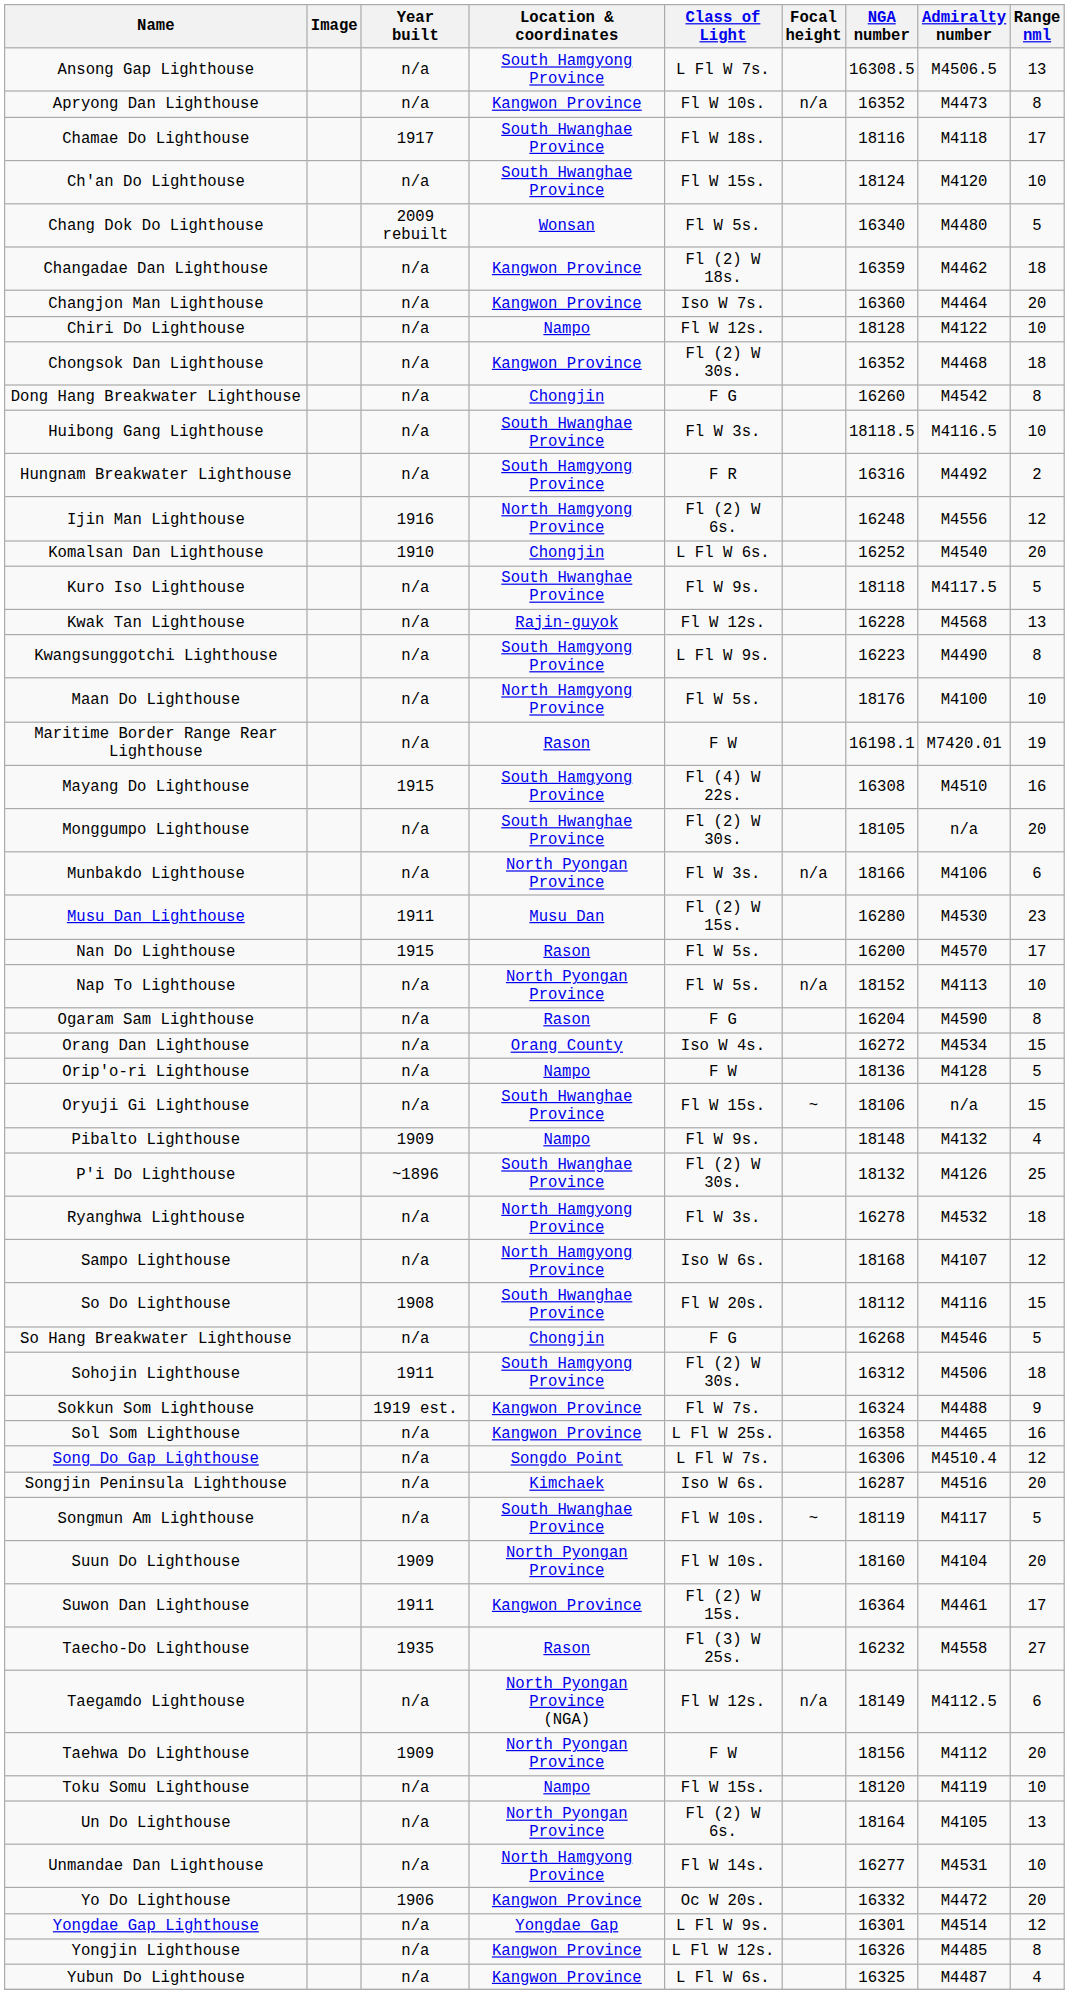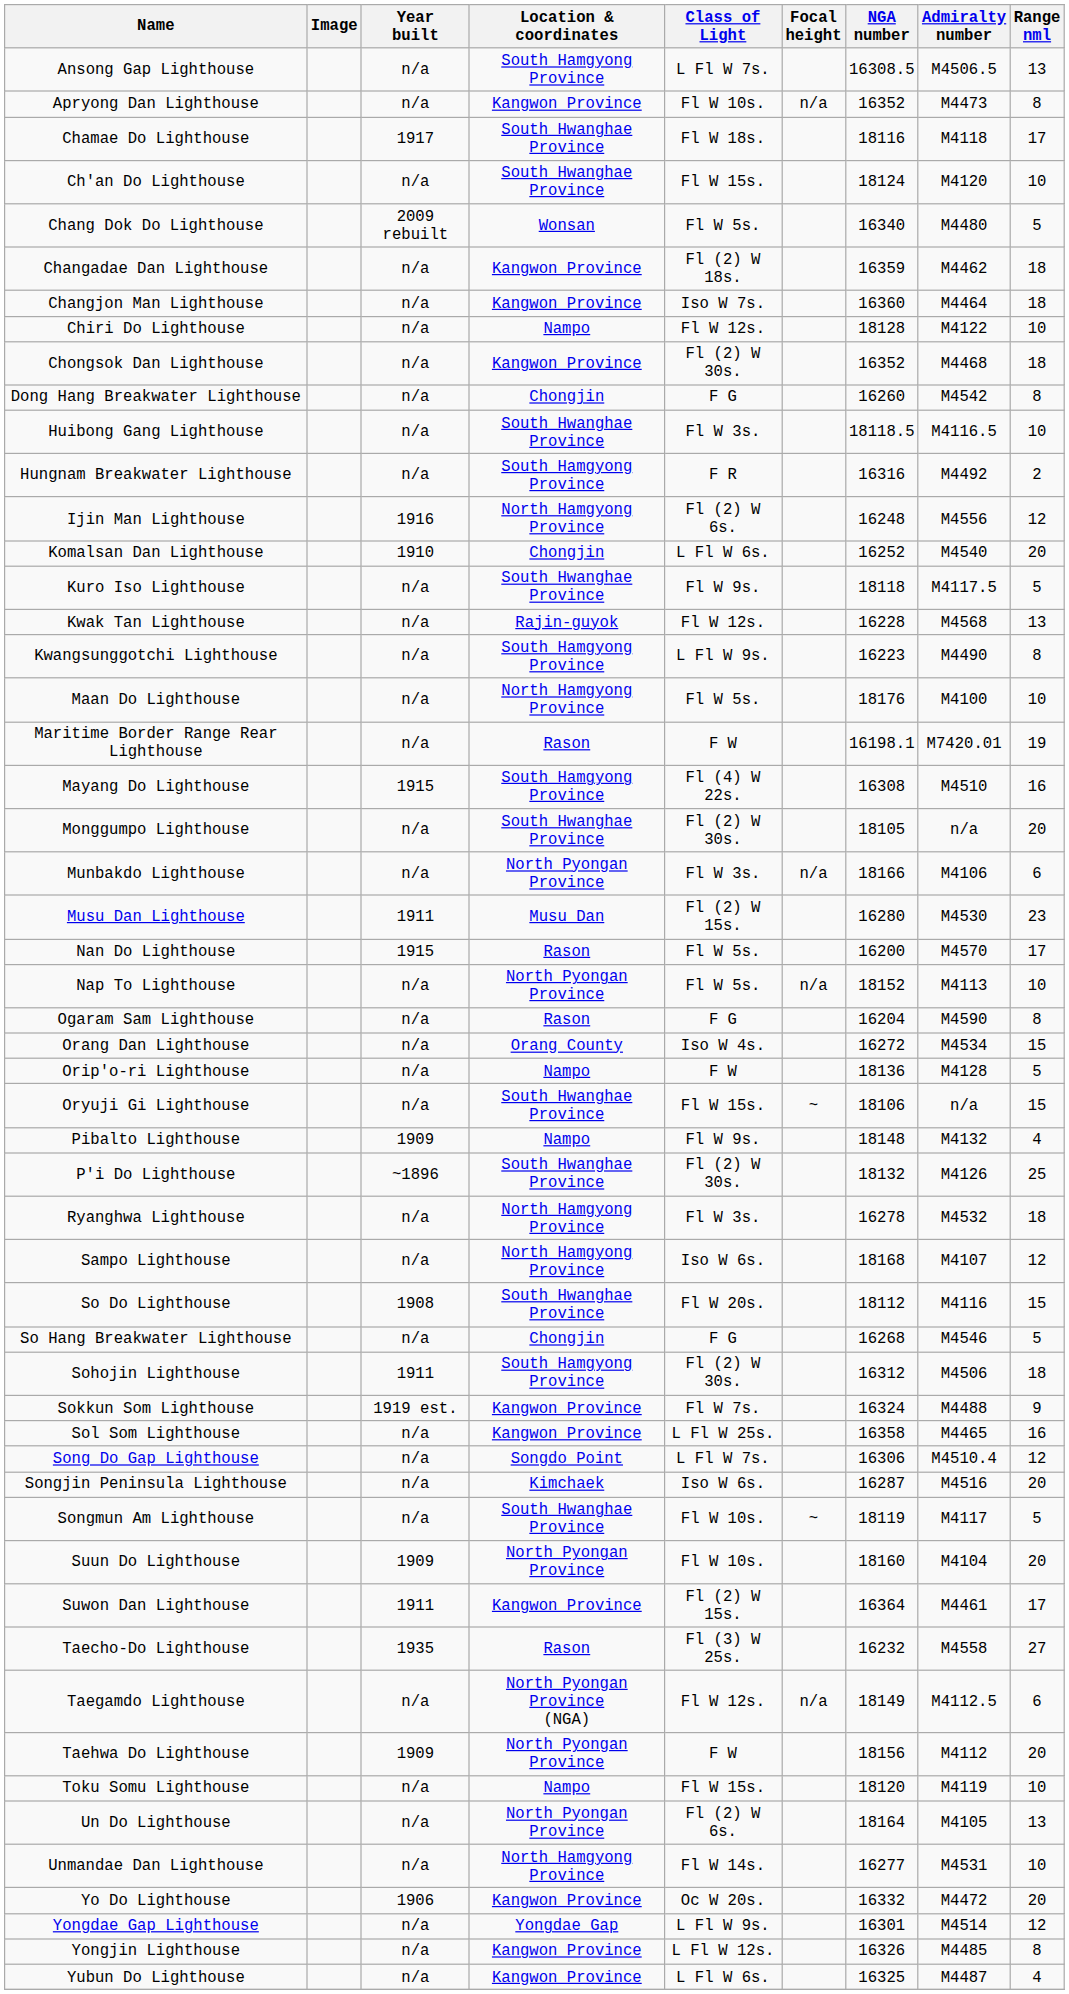(1037, 303) 20 -> (1037, 303) 18
